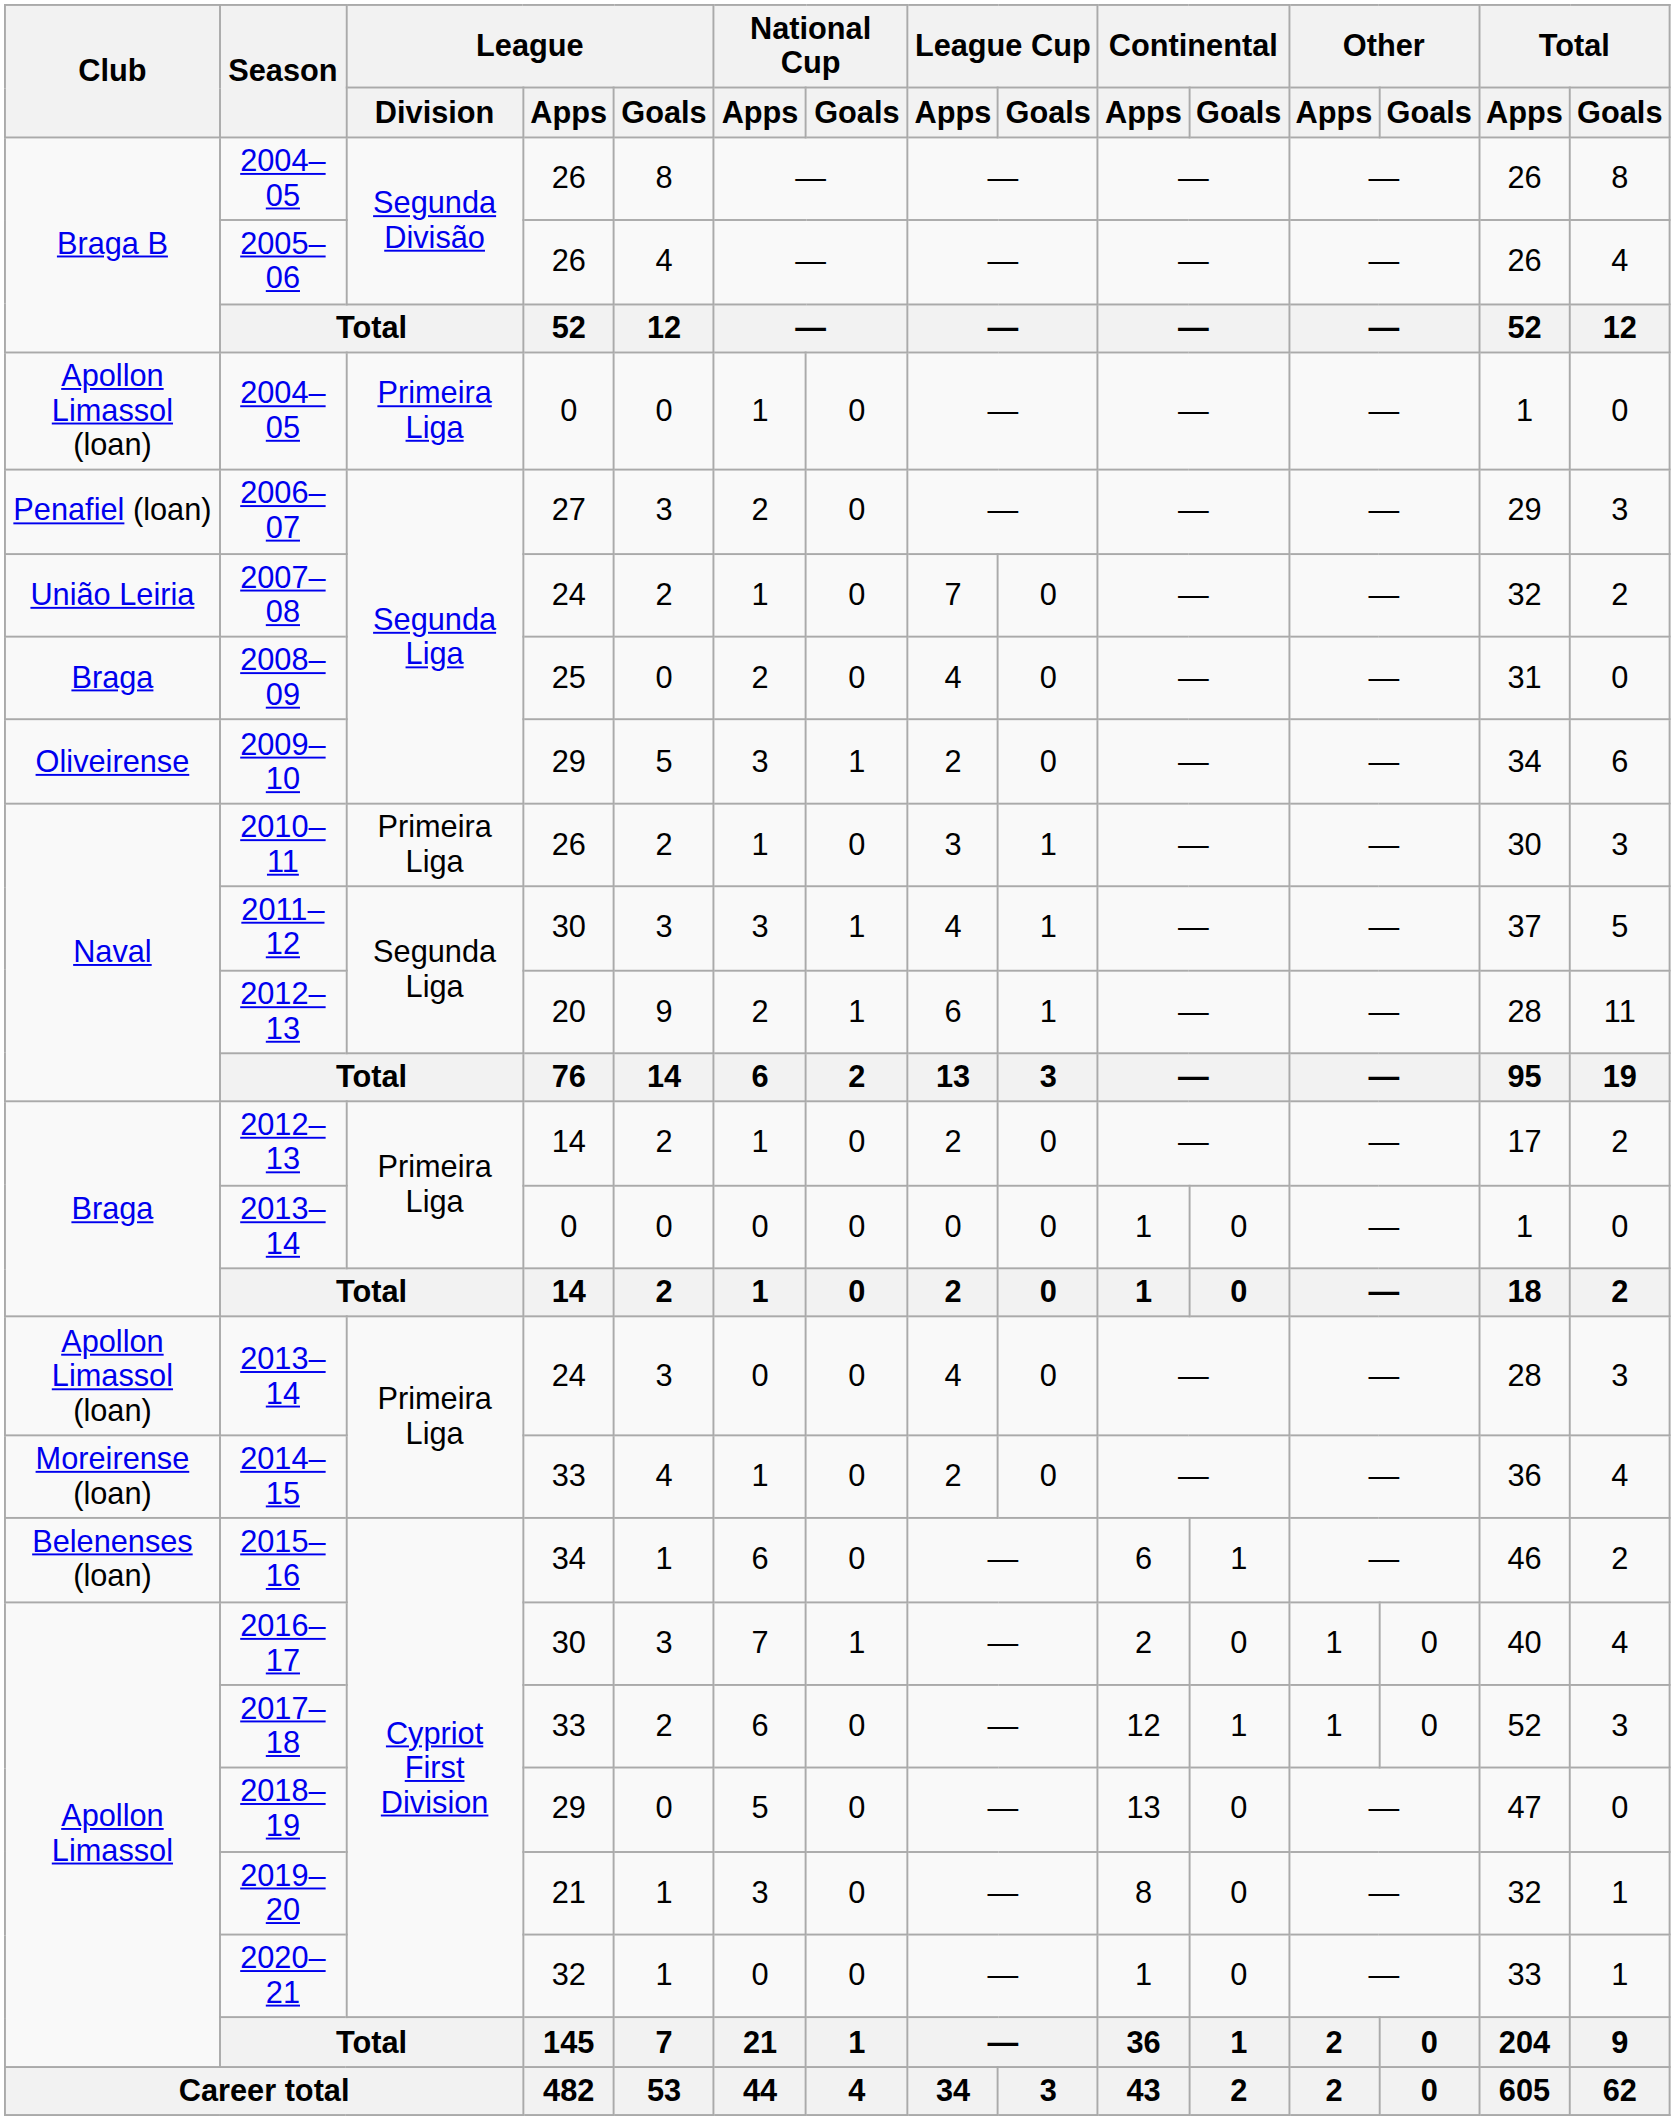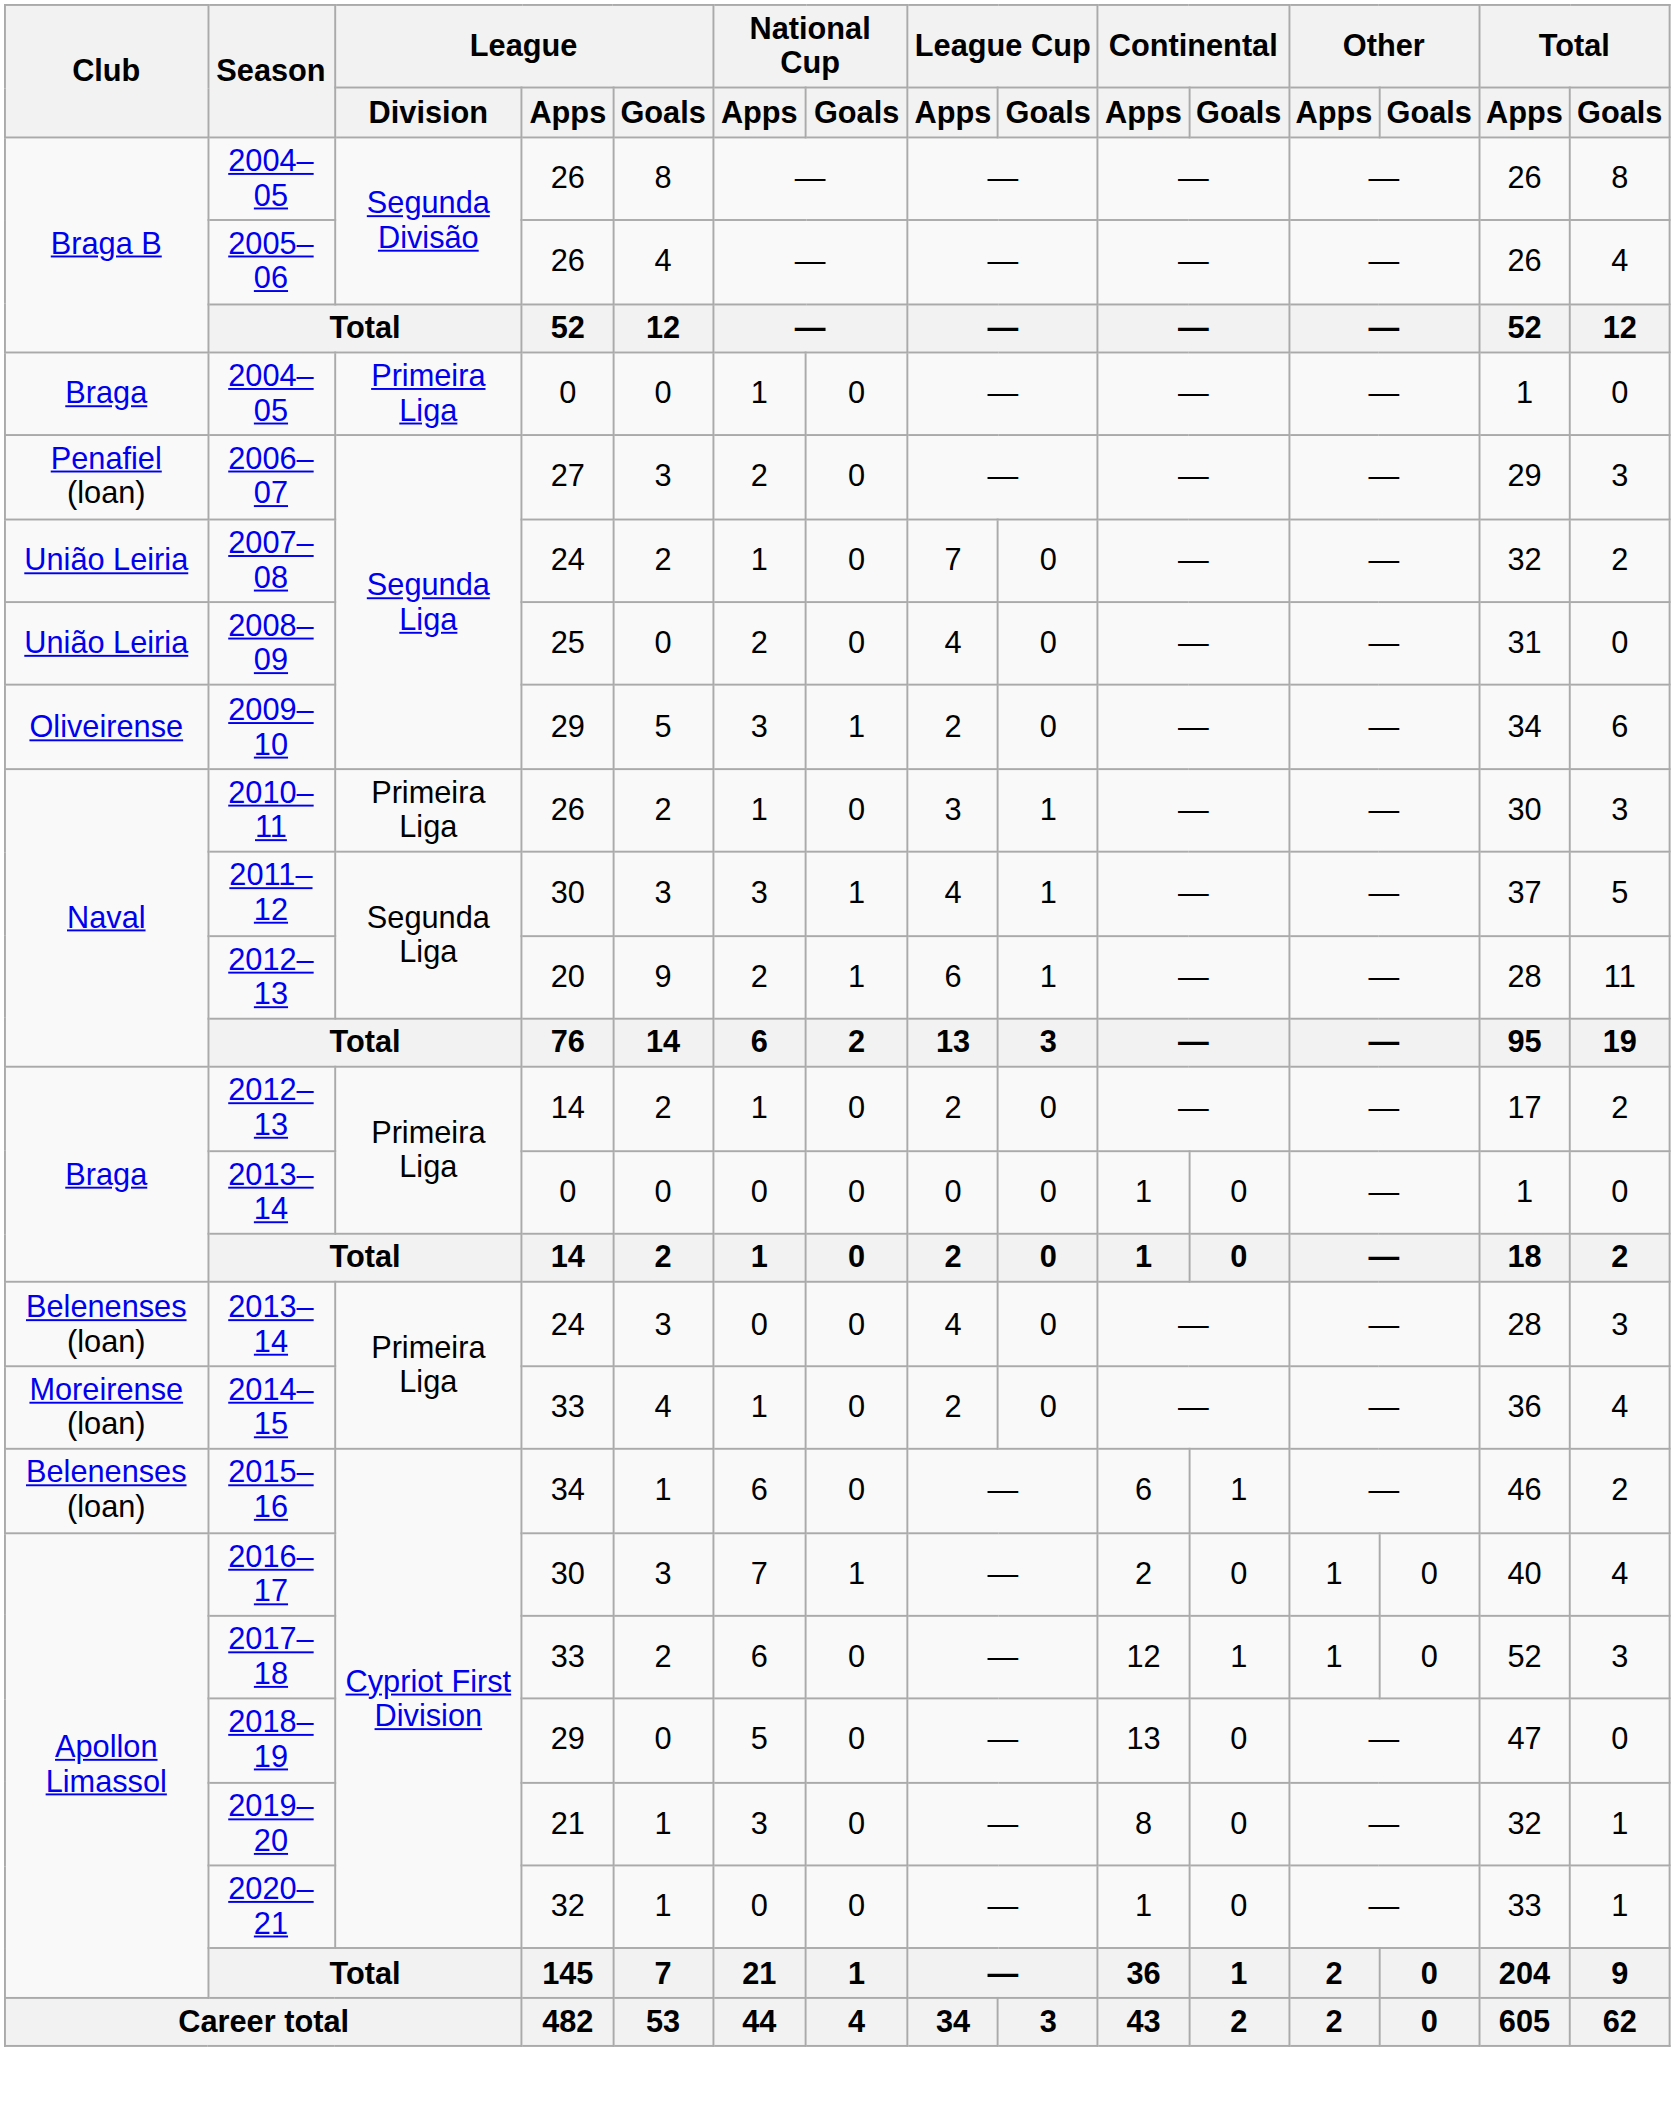(112, 410) Apollon Limassol (loan) -> (106, 393) Braga
(112, 677) Braga -> (106, 643) União Leiria
(112, 1375) Apollon Limassol (loan) -> (106, 1323) Belenenses (loan)
